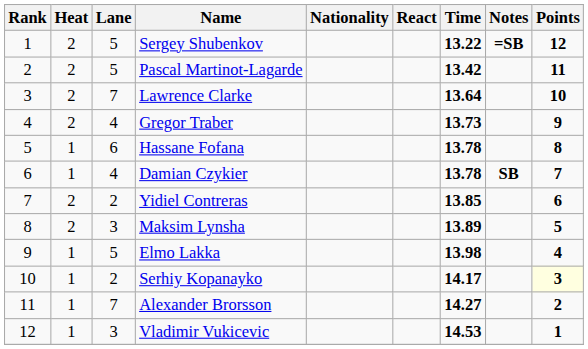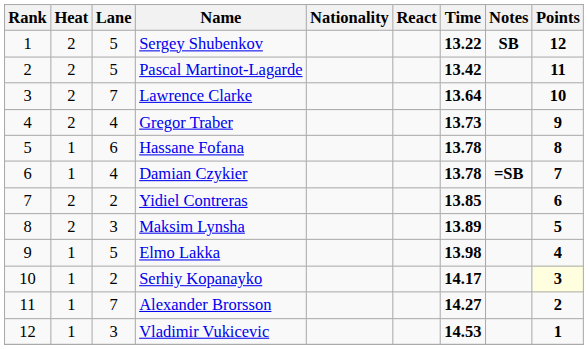(509, 43) =SB -> (509, 43) SB
(509, 174) SB -> (509, 174) =SB
